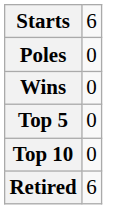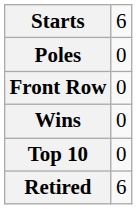+ row: (58, 87)
- row: (43, 120)
